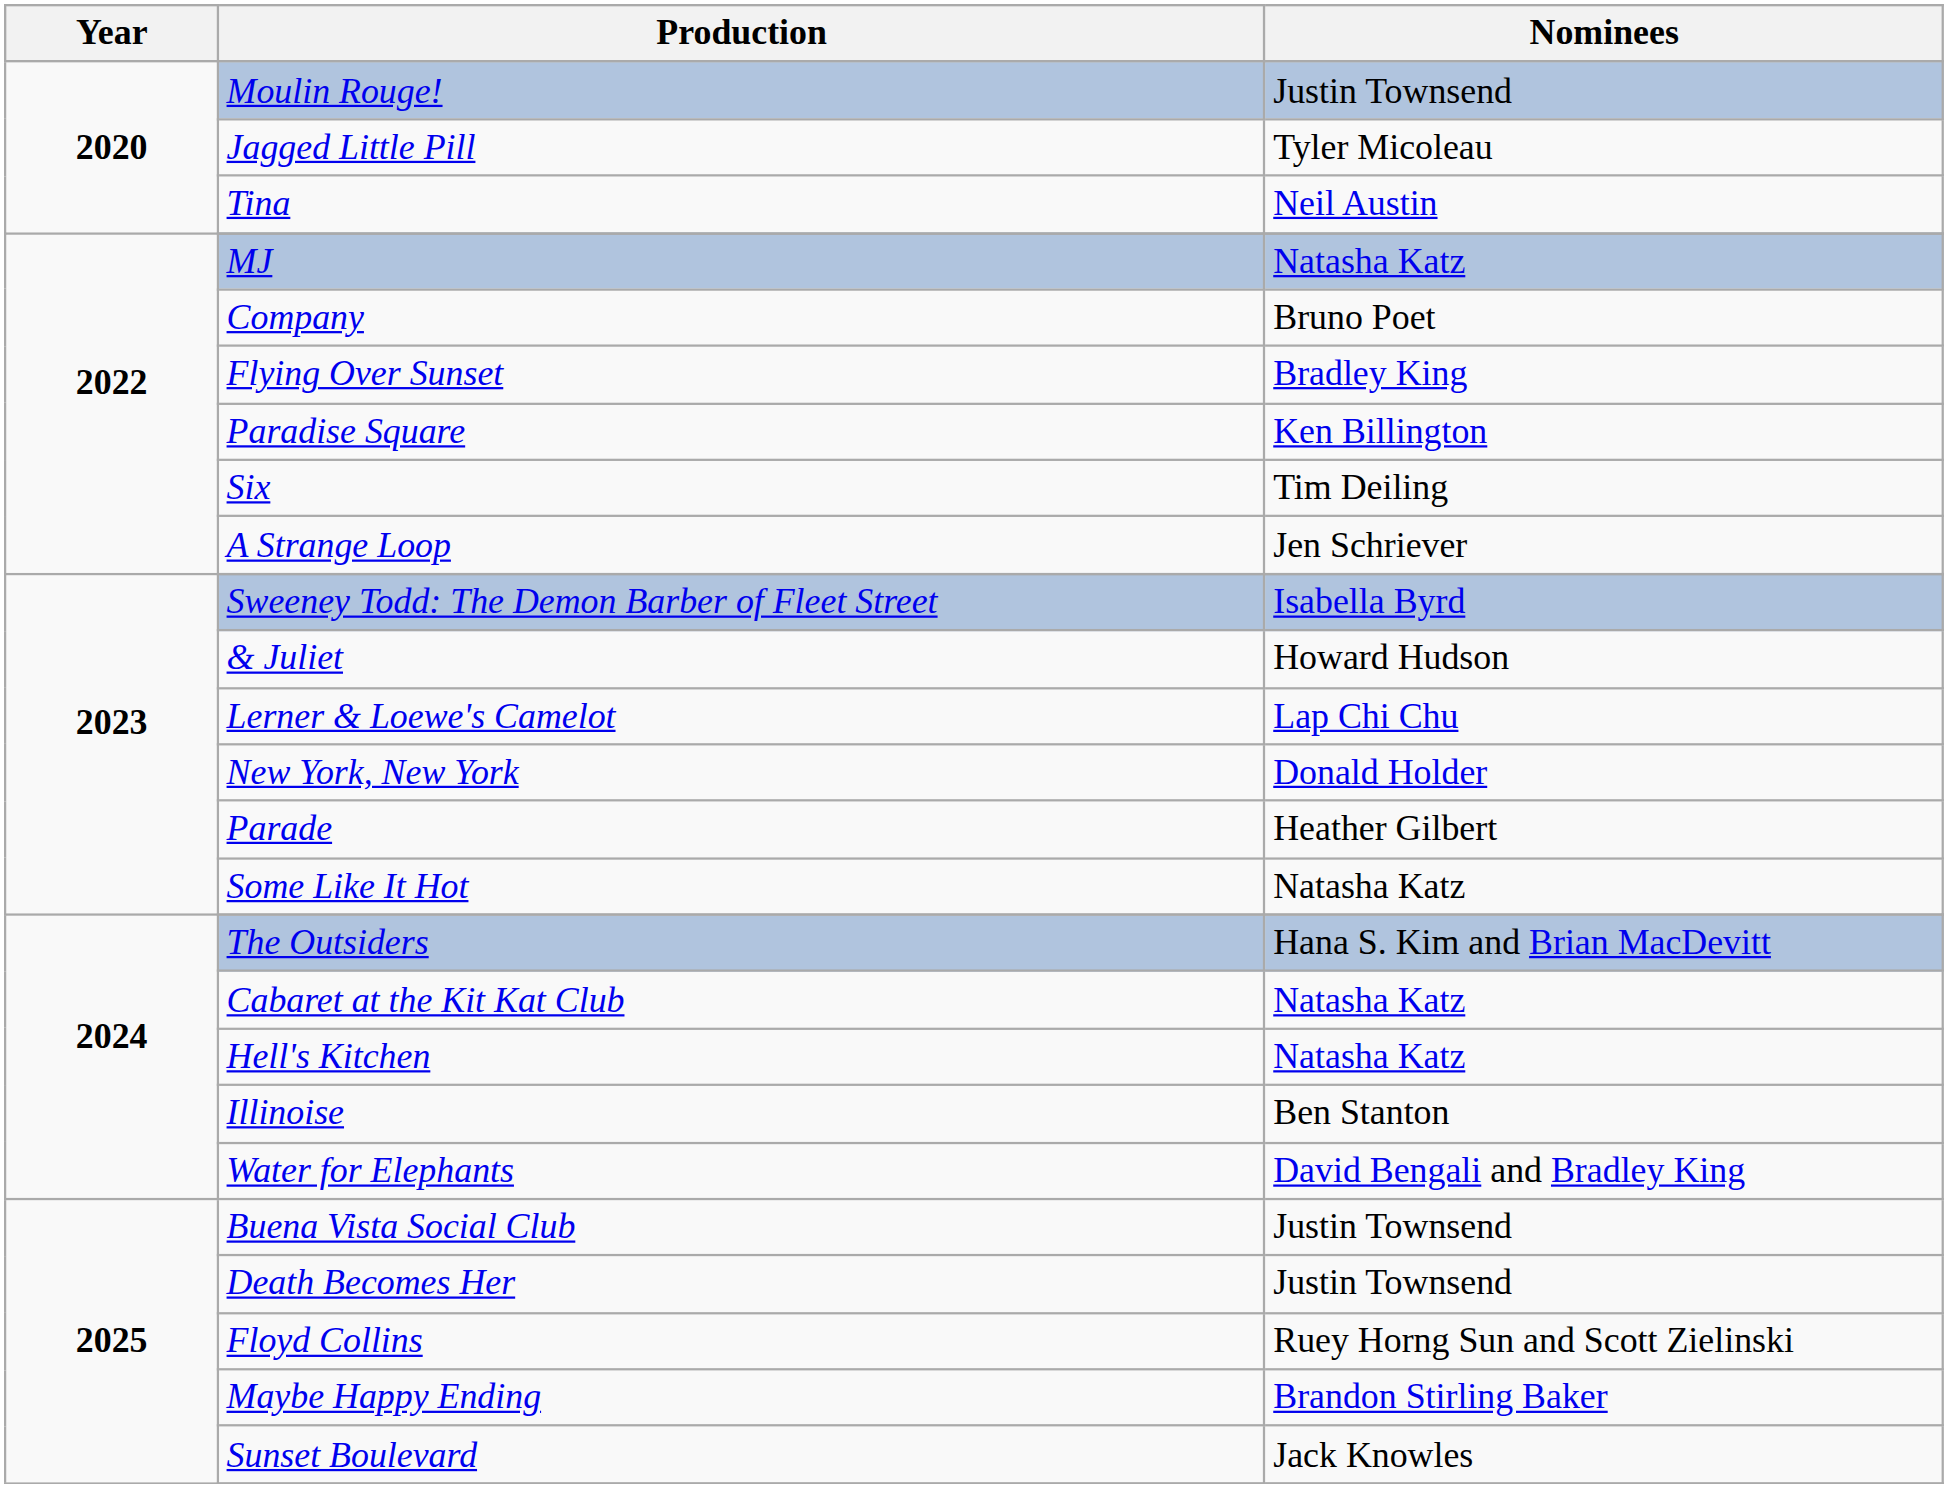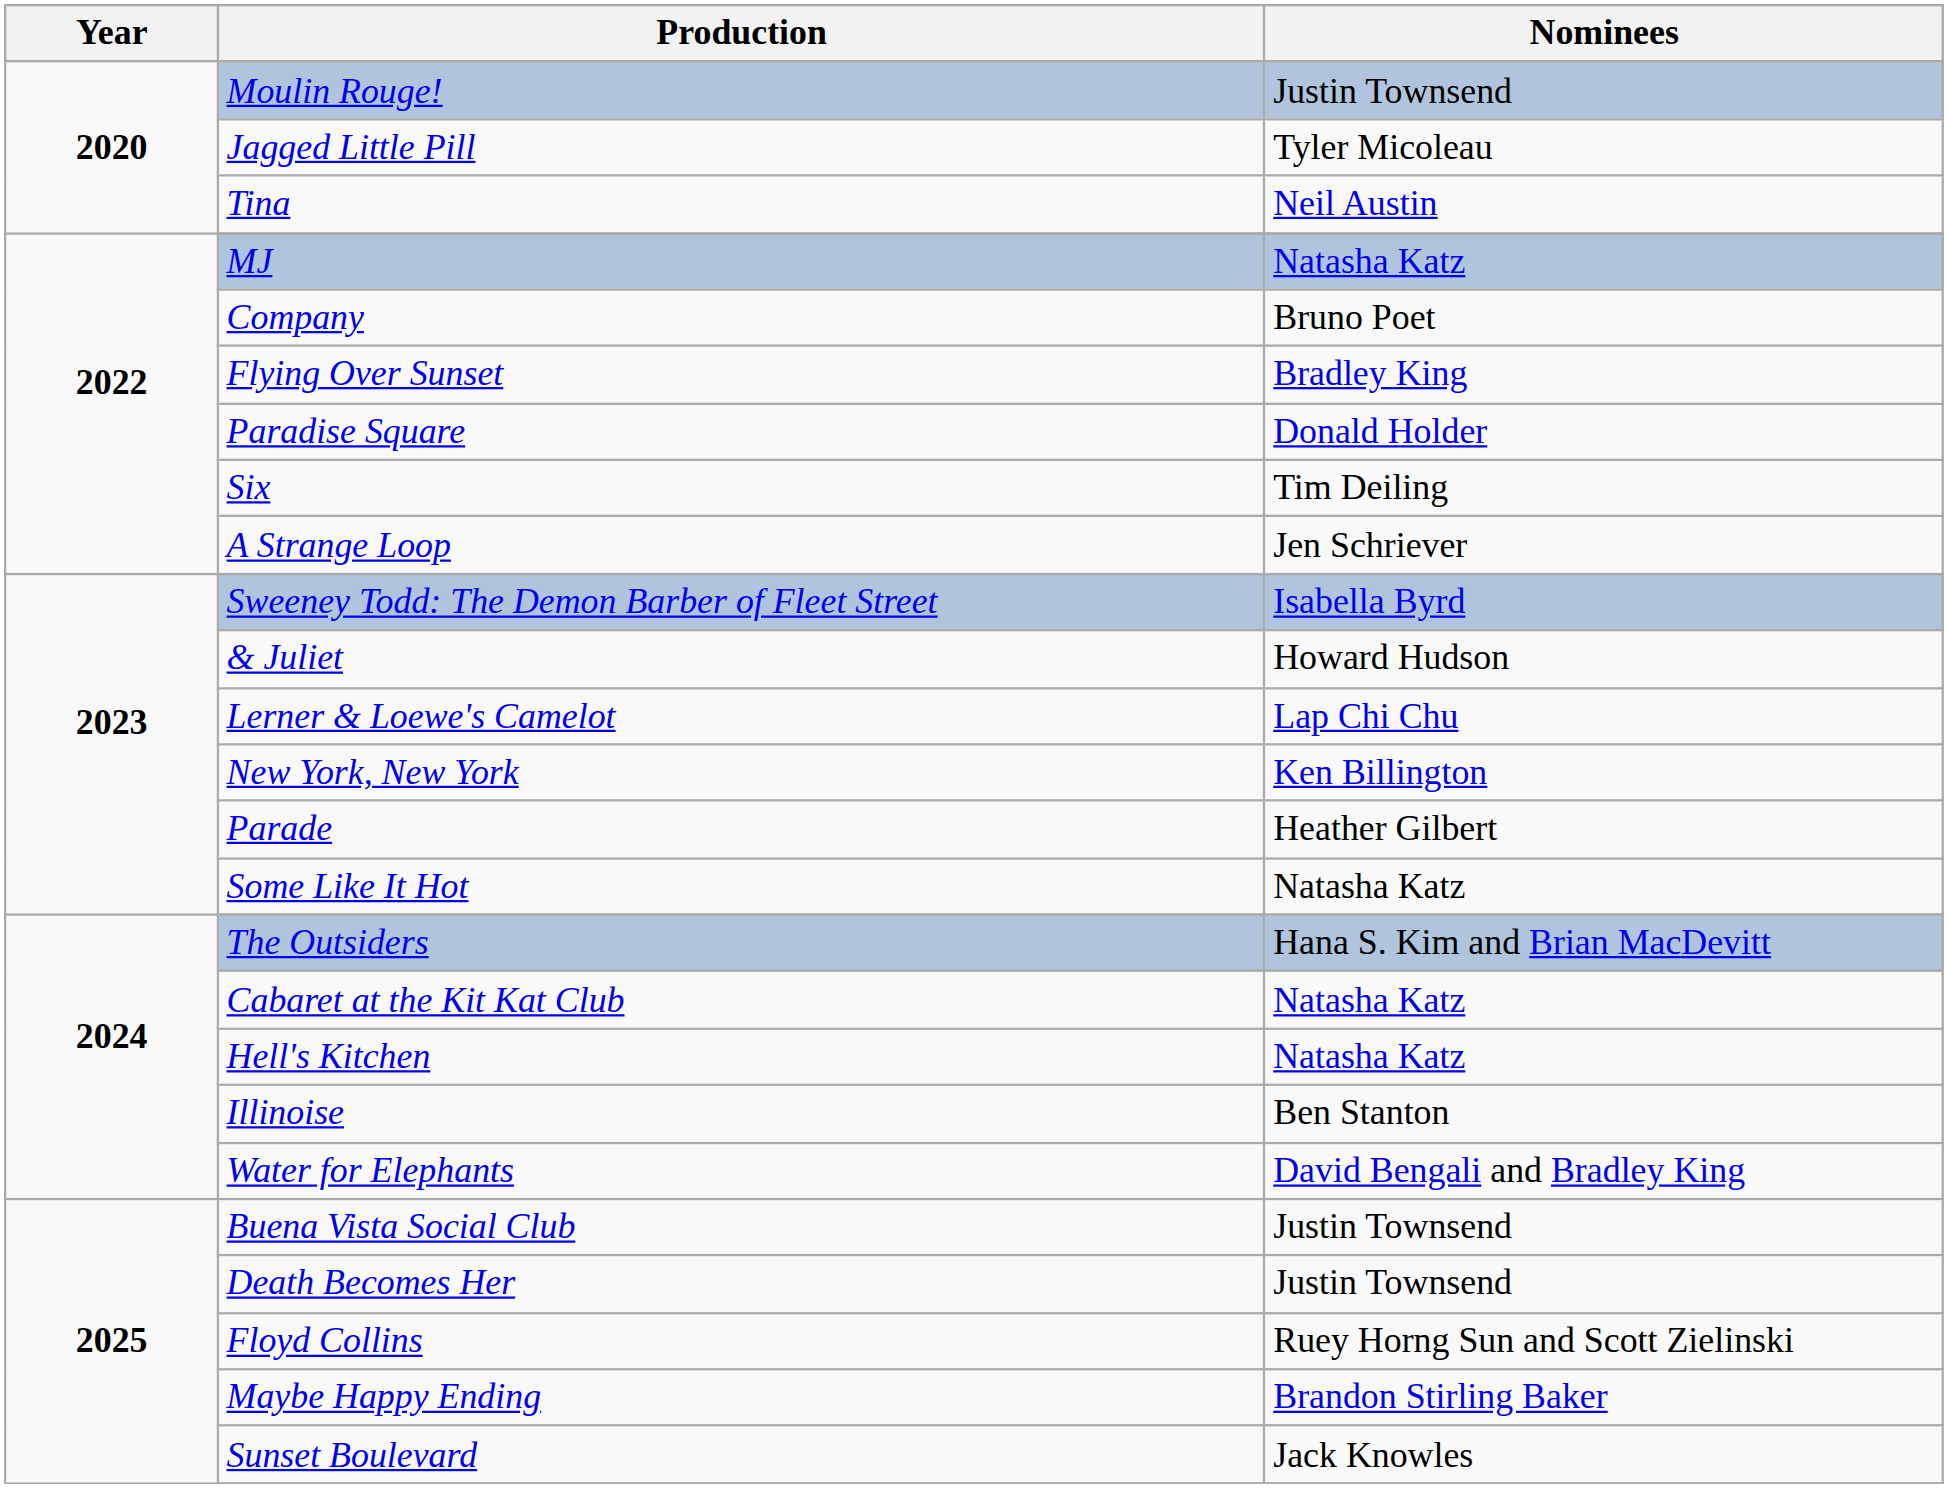(1380, 430) Ken Billington -> (1380, 430) Donald Holder
(1380, 771) Donald Holder -> (1380, 771) Ken Billington
